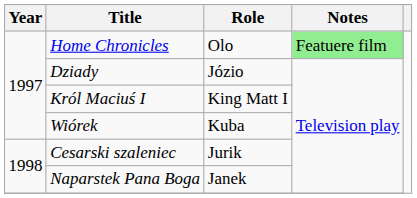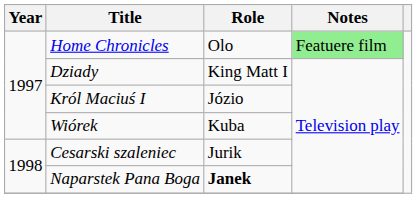(226, 71) Józio -> (248, 71) King Matt I
(248, 98) King Matt I -> (226, 98) Józio
(227, 179) normal -> (229, 179) bold
